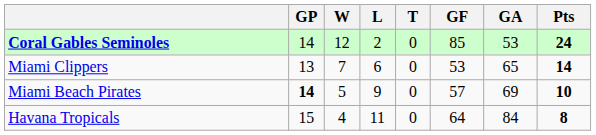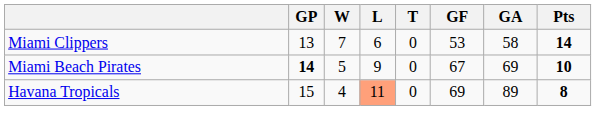- row: (89, 42)
(510, 67) 65 -> (510, 42) 58
(457, 92) 57 -> (457, 67) 67
(377, 117) no background -> (377, 92) lightsalmon background
(457, 117) 64 -> (457, 92) 69
(510, 117) 84 -> (510, 92) 89
